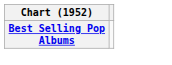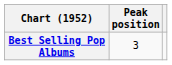+ column: (136, 18)
